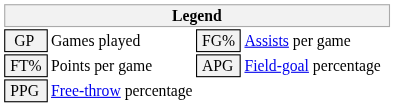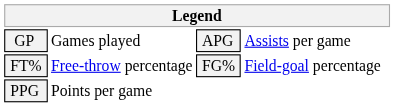(219, 40) FG% -> (218, 40) APG
(102, 65) Points per game -> (122, 65) Free-throw percentage
(218, 65) APG -> (219, 65) FG%
(122, 90) Free-throw percentage -> (102, 90) Points per game
